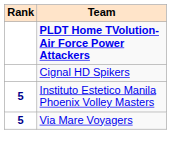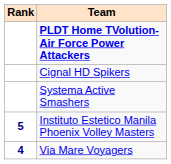+ row: (77, 96)
(21, 120) 5 -> (21, 150) 4
